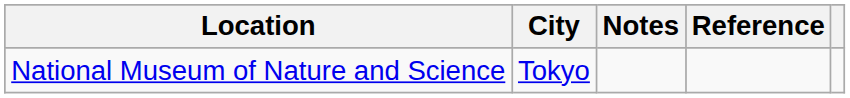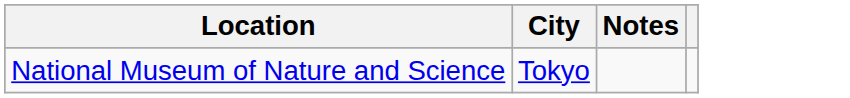- column: (758, 26)
